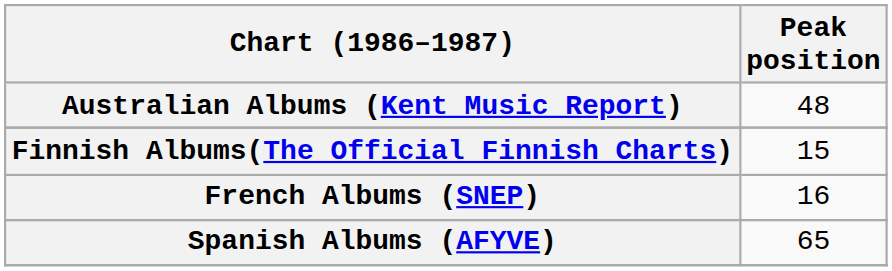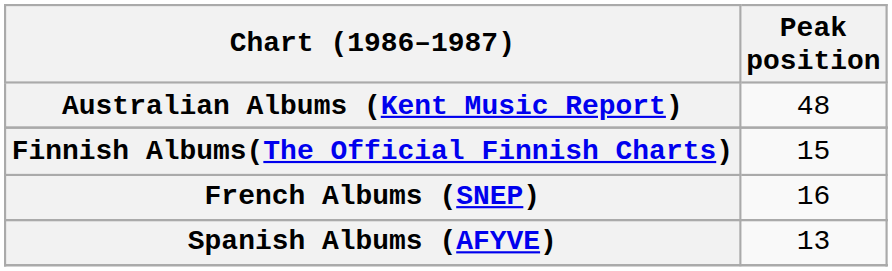(813, 242) 65 -> (813, 242) 13
